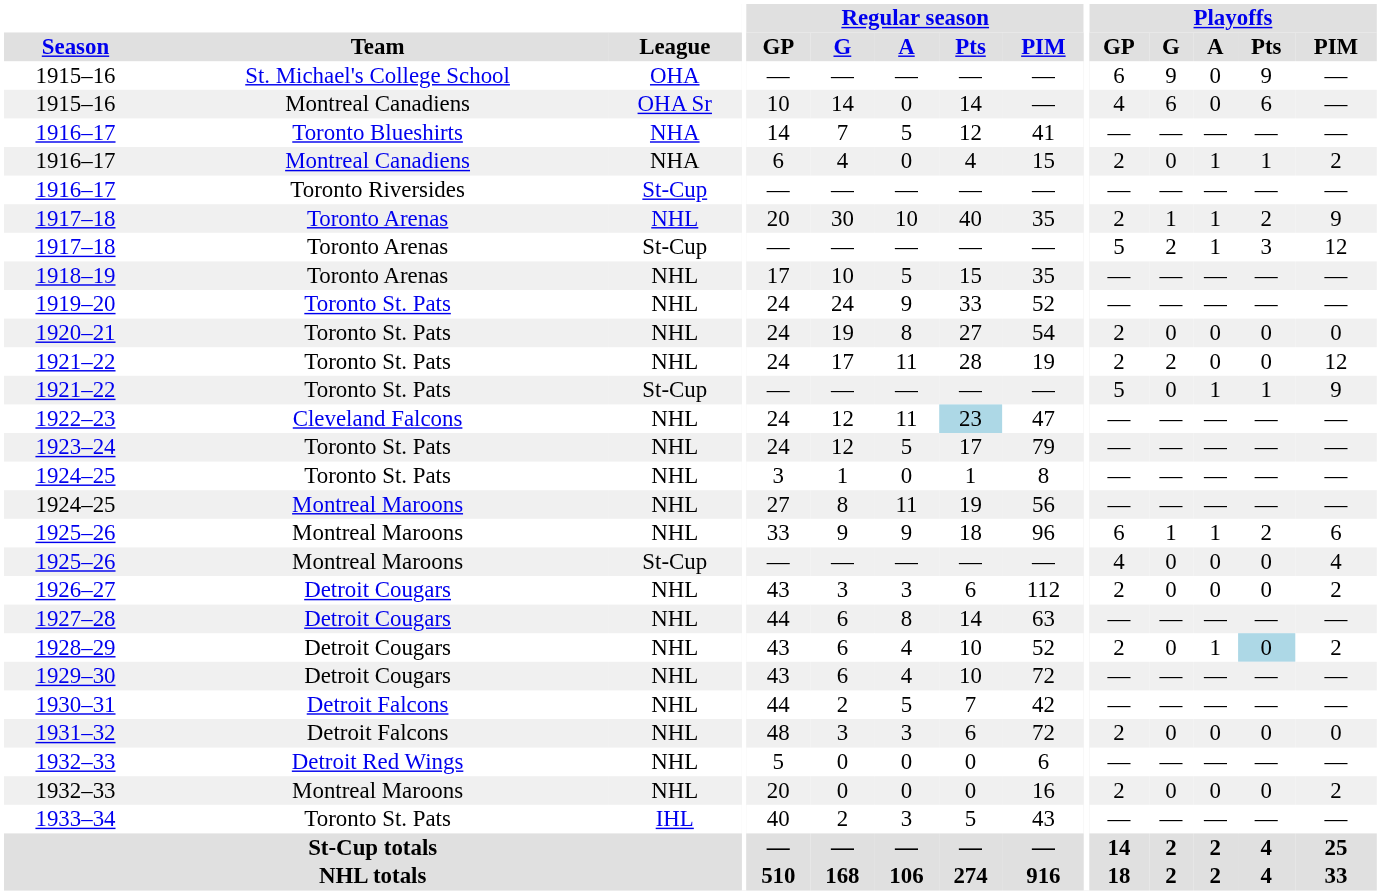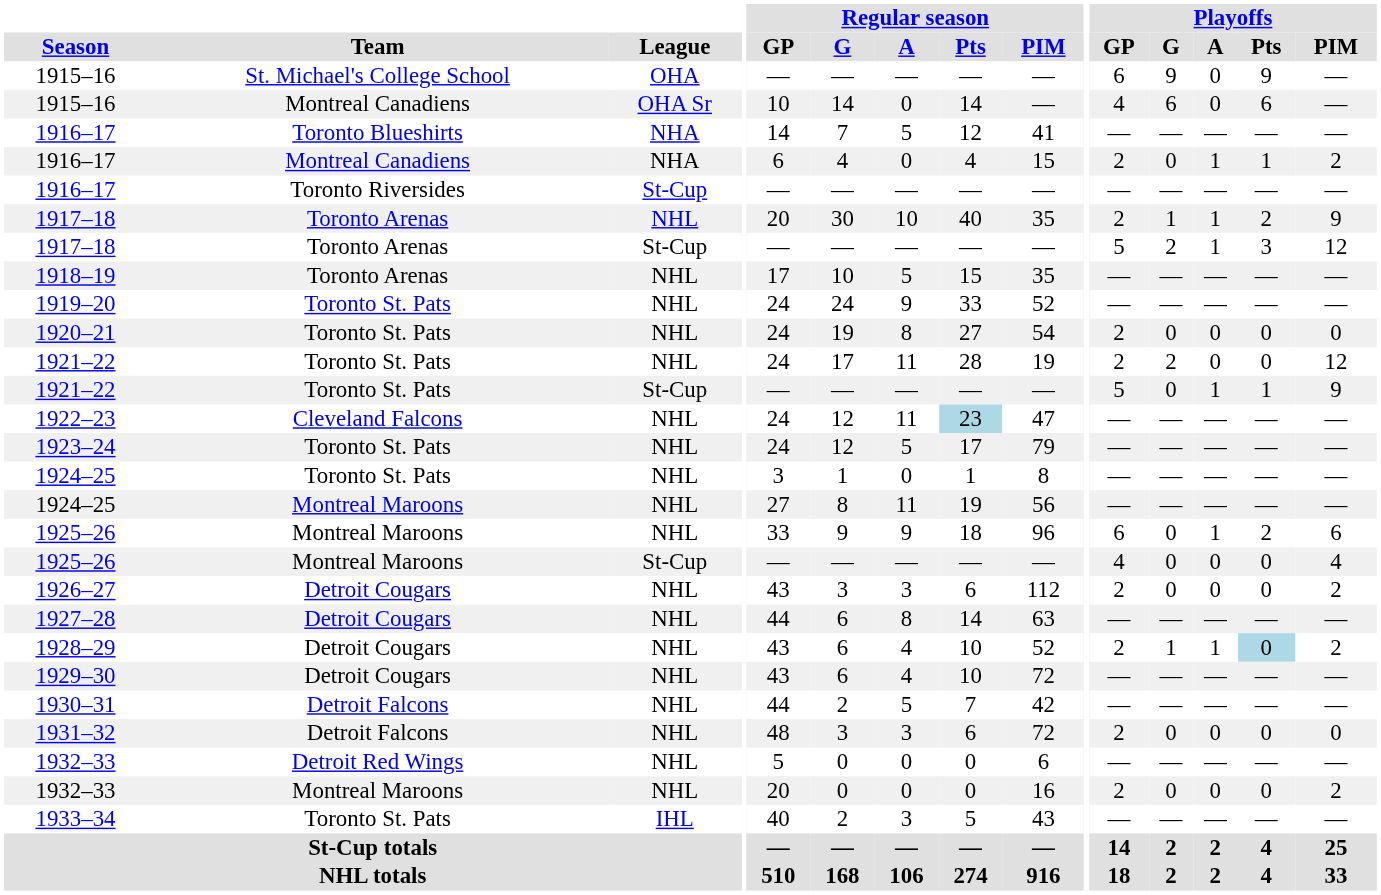(1171, 532) 1 -> (1171, 532) 0
(1171, 647) 0 -> (1171, 647) 1
